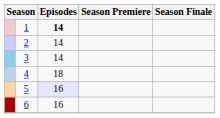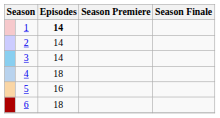(58, 89) lavender background -> (58, 89) no background
(58, 105) 16 -> (58, 105) 18
